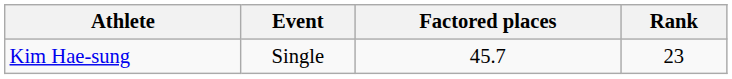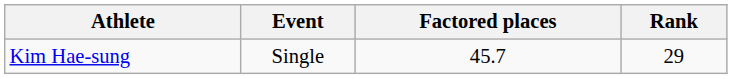(674, 55) 23 -> (674, 55) 29
